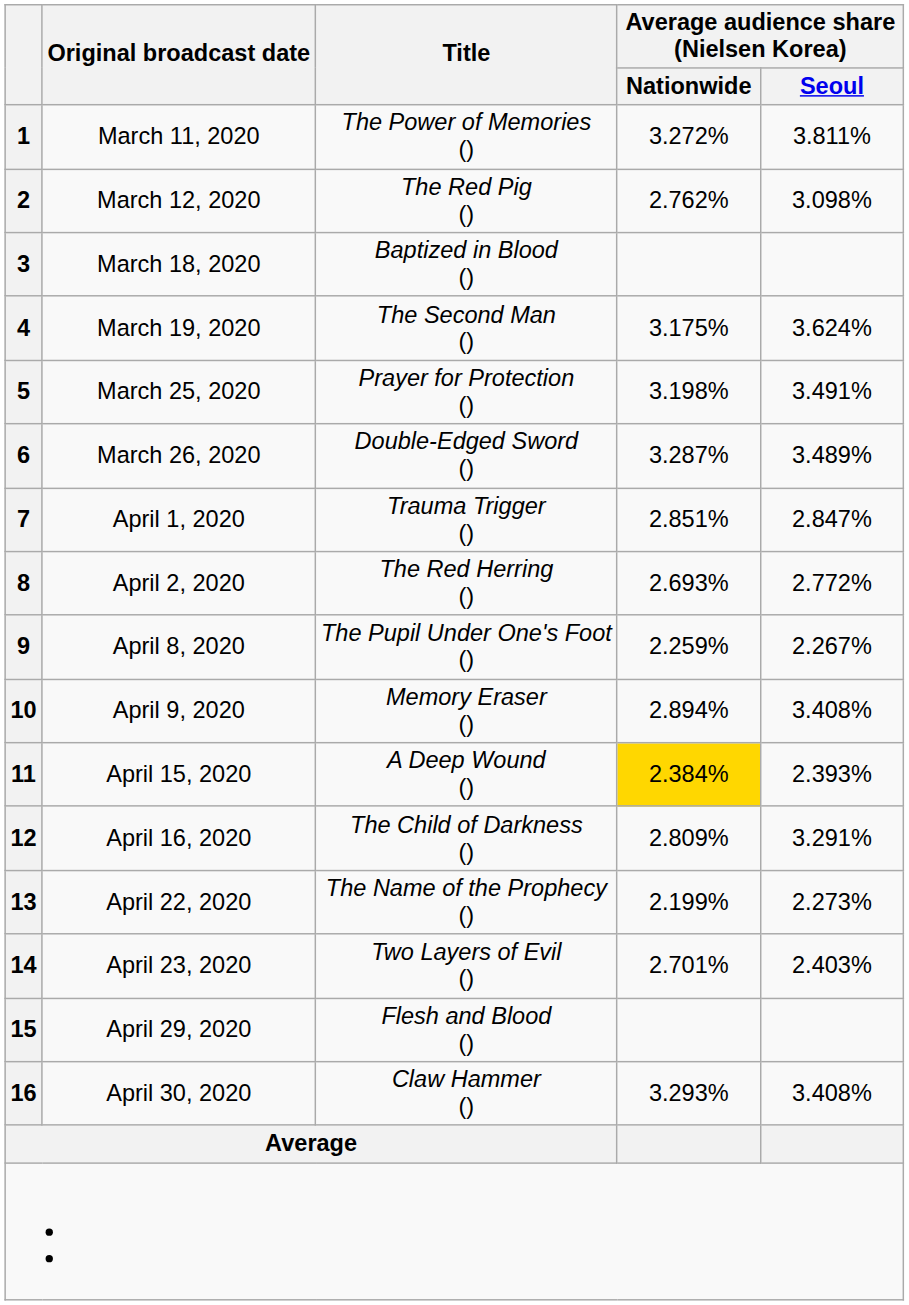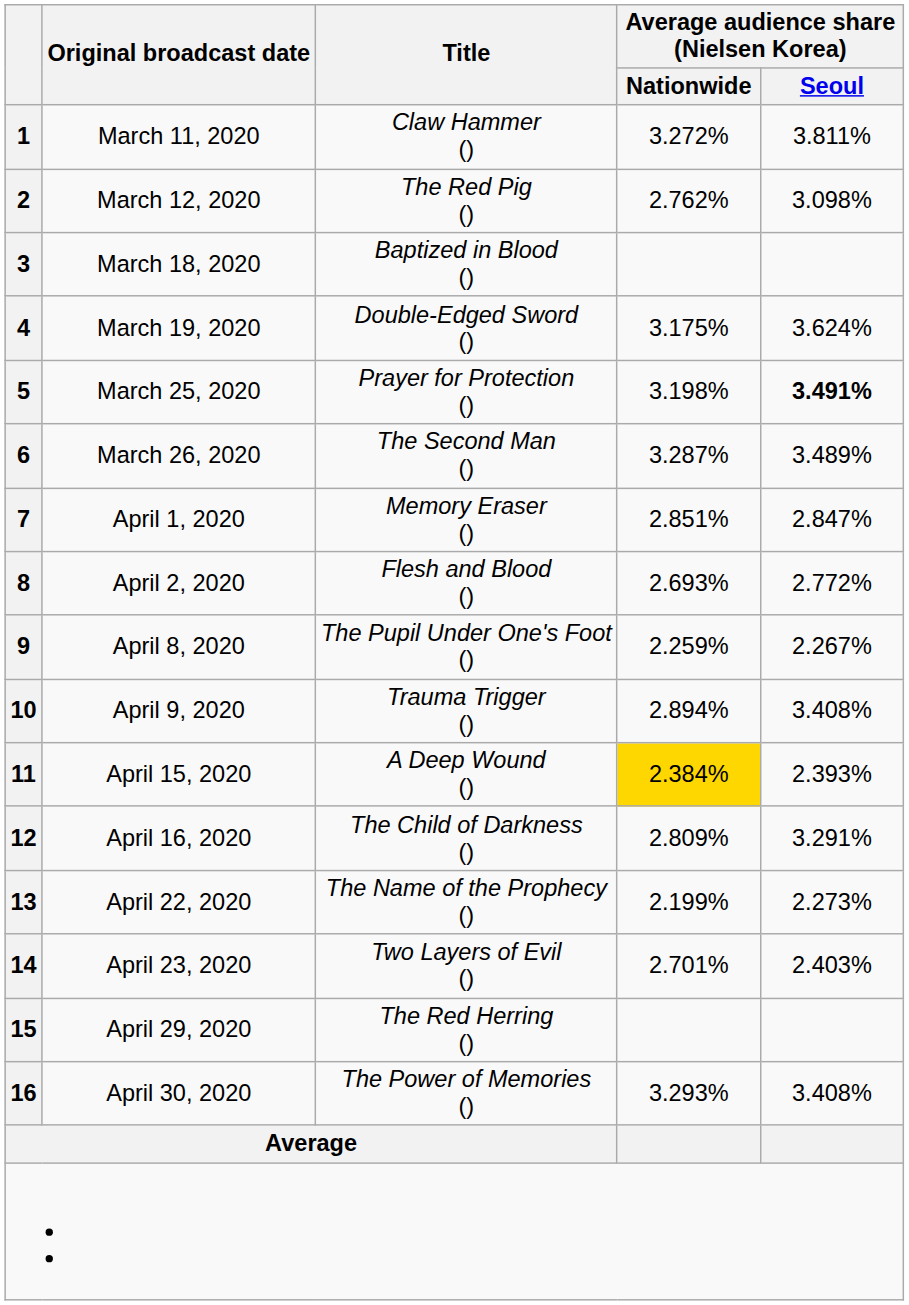(466, 136) The Power of Memories () -> (466, 136) Claw Hammer ()
(466, 327) The Second Man () -> (466, 327) Double-Edged Sword ()
(832, 391) normal -> (832, 391) bold
(466, 455) Double-Edged Sword () -> (466, 455) The Second Man ()
(466, 519) Trauma Trigger () -> (466, 519) Memory Eraser ()
(466, 583) The Red Herring () -> (466, 583) Flesh and Blood ()
(466, 710) Memory Eraser () -> (466, 710) Trauma Trigger ()
(466, 1029) Flesh and Blood () -> (466, 1029) The Red Herring ()
(466, 1093) Claw Hammer () -> (466, 1093) The Power of Memories ()
